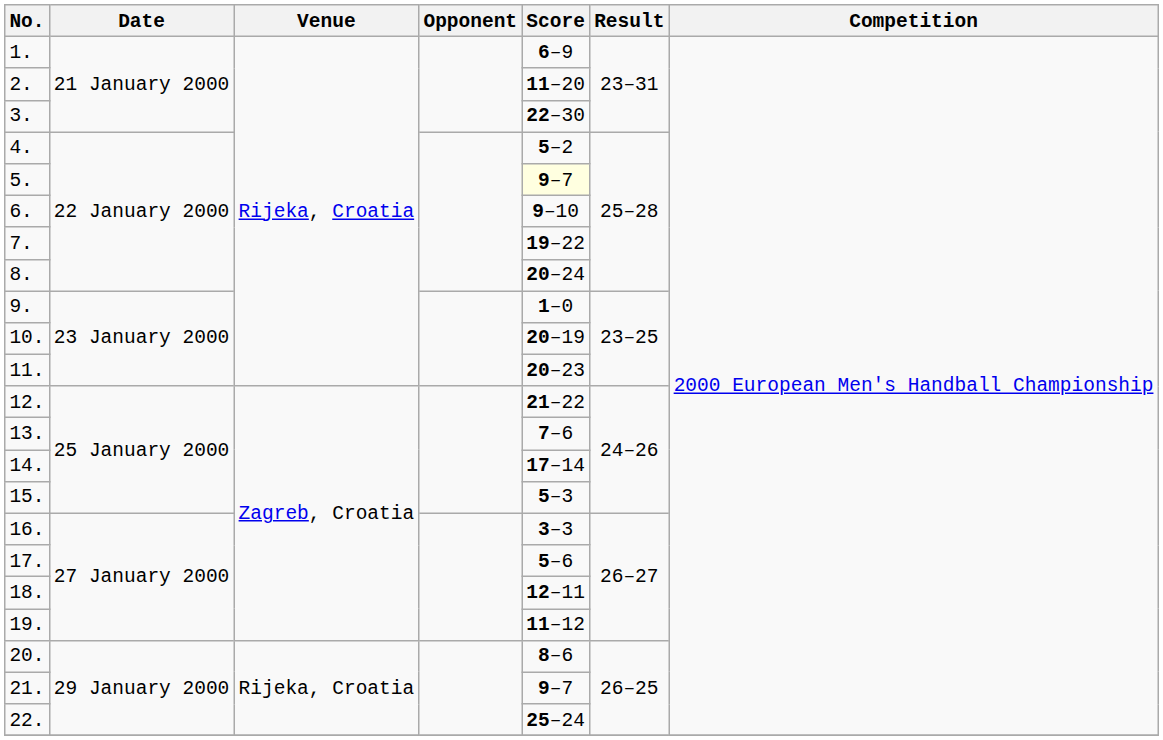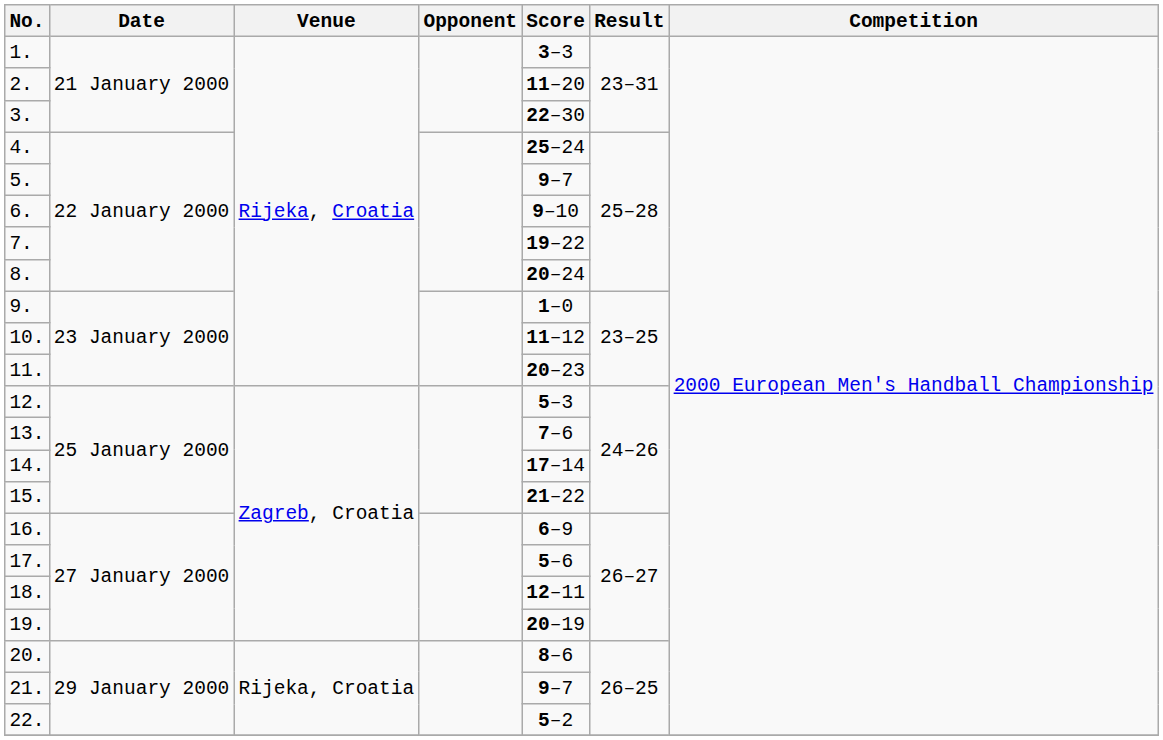(556, 52) 6–9 -> (556, 52) 3–3
(556, 148) 5–2 -> (556, 148) 25–24
(556, 180) lightyellow background -> (556, 180) no background
(556, 338) 20–19 -> (556, 338) 11–12
(556, 402) 21–22 -> (556, 402) 5–3
(556, 497) 5–3 -> (556, 497) 21–22
(556, 529) 3–3 -> (556, 529) 6–9
(556, 624) 11–12 -> (556, 624) 20–19
(556, 720) 25–24 -> (556, 720) 5–2
